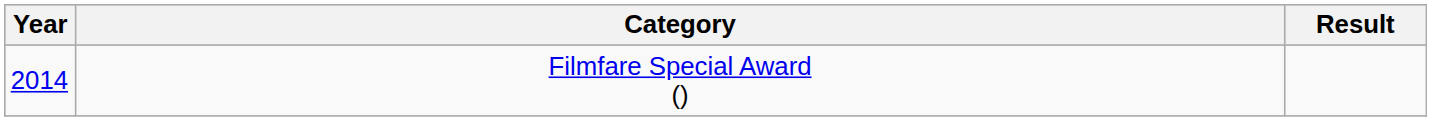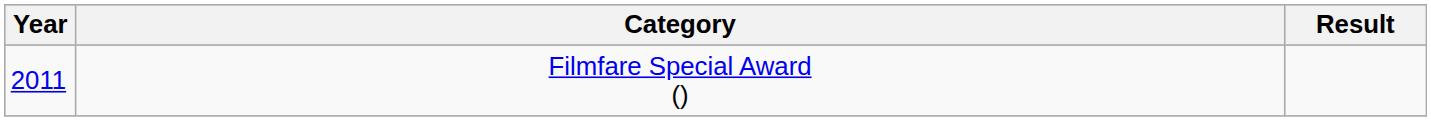(39, 80) 2014 -> (38, 80) 2011
